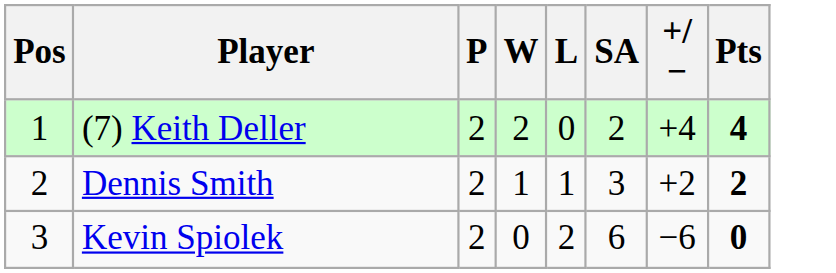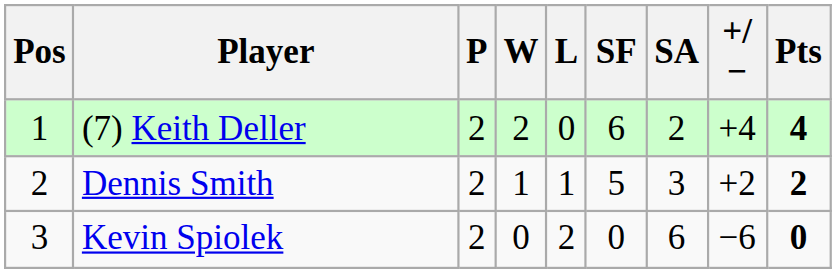+ column: (616, 51)
